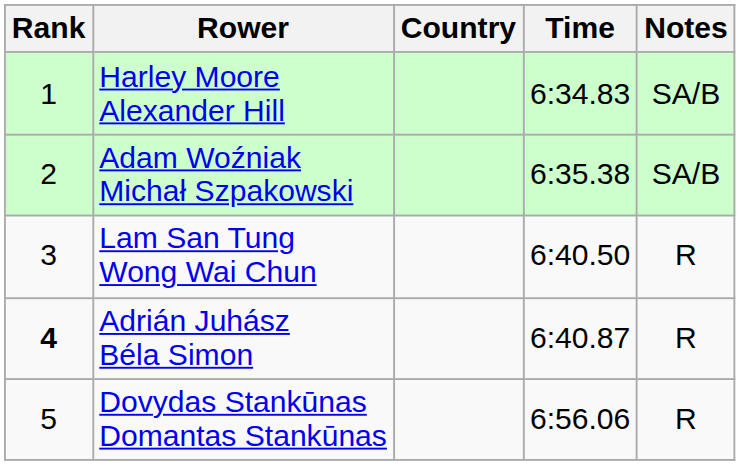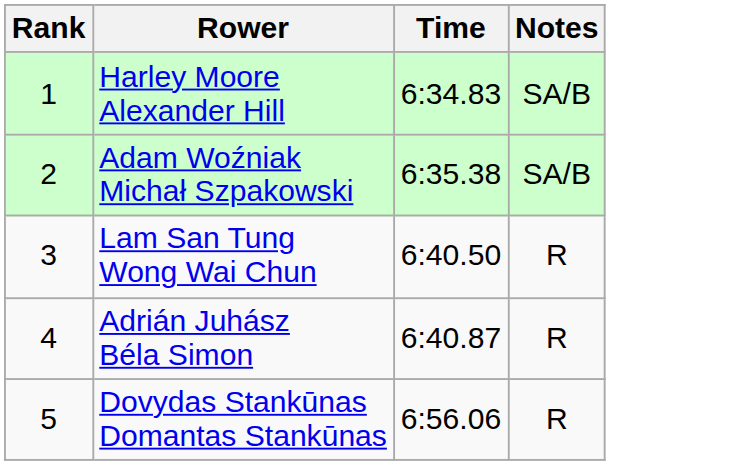- column: (458, 28)
(49, 337) bold -> (49, 337) normal
